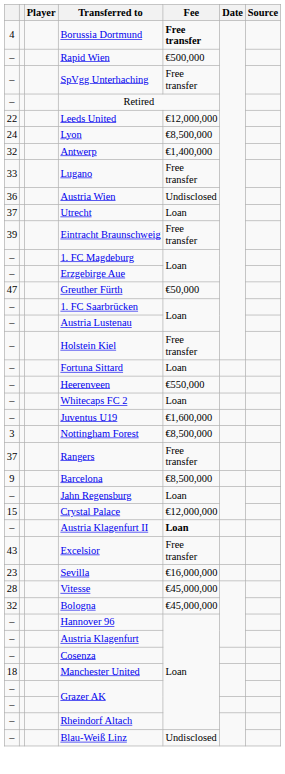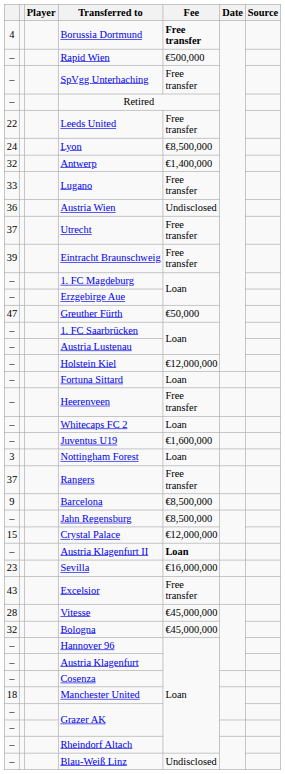(191, 118) €12,000,000 -> (181, 124) Free transfer
(176, 212) Loan -> (181, 230) Free transfer
(181, 345) Free transfer -> (191, 363) €12,000,000
(185, 384) €550,000 -> (181, 402) Free transfer
(189, 434) €8,500,000 -> (176, 457) Loan
(176, 495) Loan -> (189, 518) €8,500,000
rows swapped: (12, 572) <-> (12, 550)
